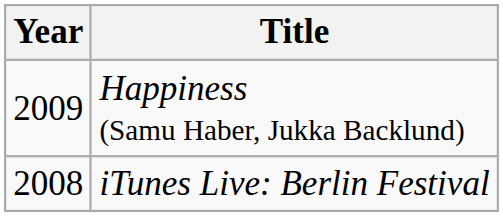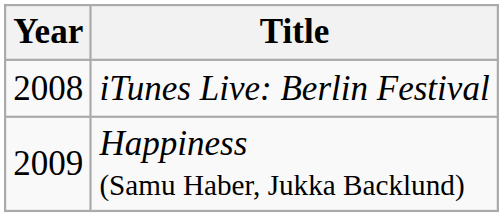rows swapped: (295, 182) <-> (282, 107)
